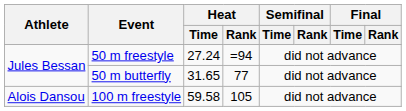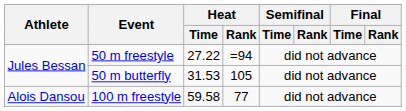(204, 55) 27.24 -> (204, 55) 27.22
(204, 76) 31.65 -> (204, 76) 31.53
(241, 76) 77 -> (241, 76) 105
(241, 97) 105 -> (241, 97) 77
